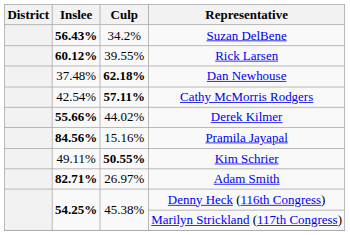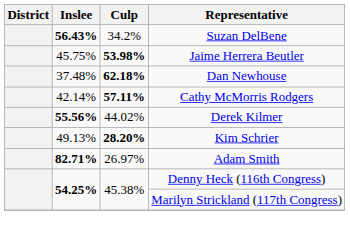- row: (247, 55)
+ row: (247, 55)
(76, 96) 42.54% -> (76, 96) 42.14%
(76, 117) 55.66% -> (76, 117) 55.56%
- row: (247, 138)
(76, 158) 49.11% -> (76, 138) 49.13%
(124, 158) 50.55% -> (124, 138) 28.20%
